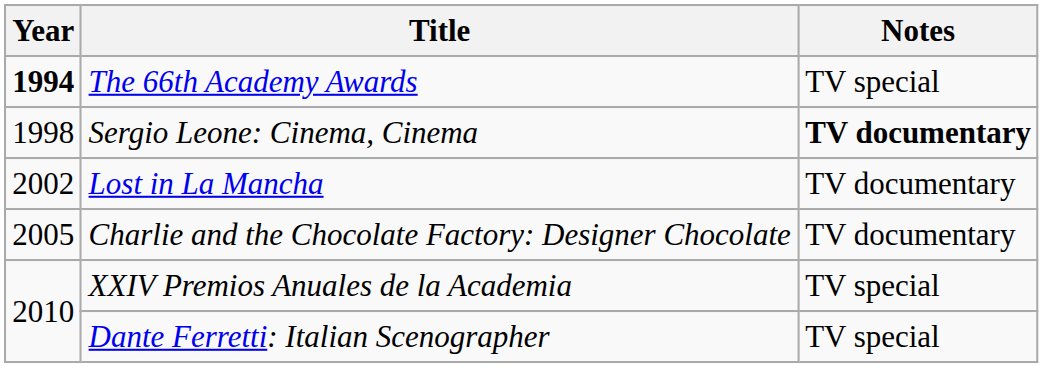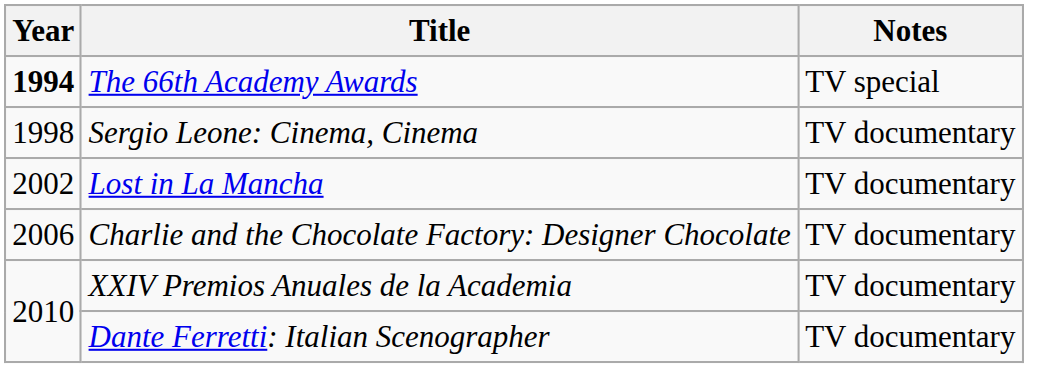(918, 132) bold -> (910, 132) normal
(43, 234) 2005 -> (43, 234) 2006
(872, 285) TV special -> (910, 285) TV documentary
(872, 337) TV special -> (910, 337) TV documentary
